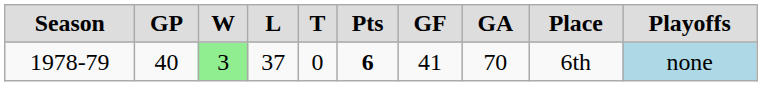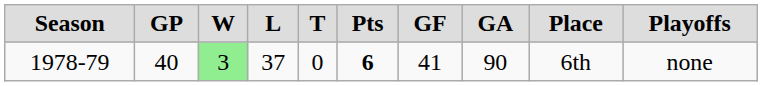(495, 61) 70 -> (495, 61) 90
(690, 61) lightblue background -> (690, 61) no background
